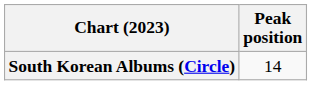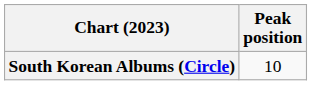(273, 65) 14 -> (273, 65) 10
